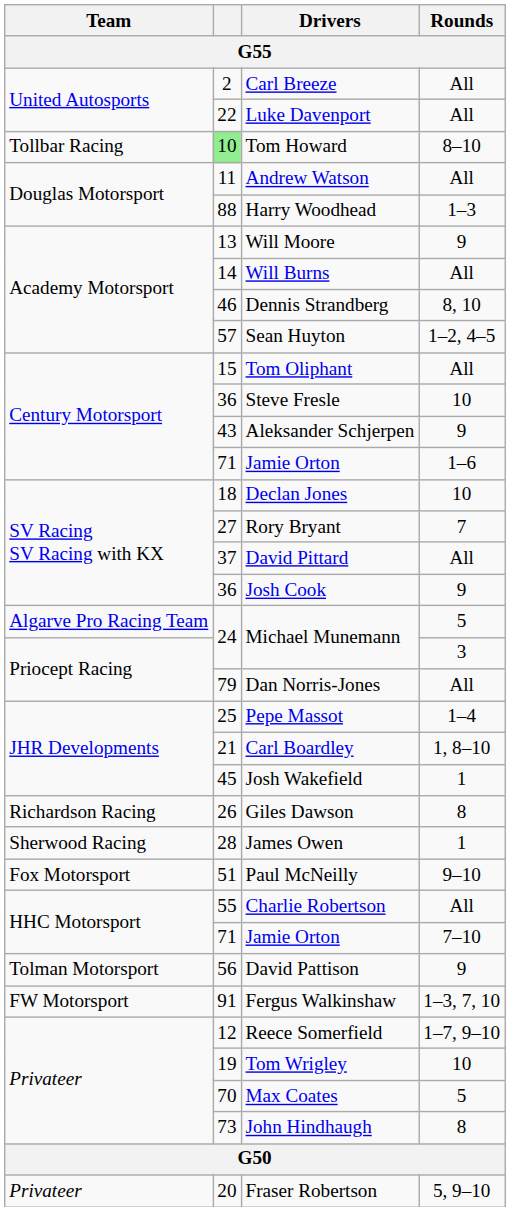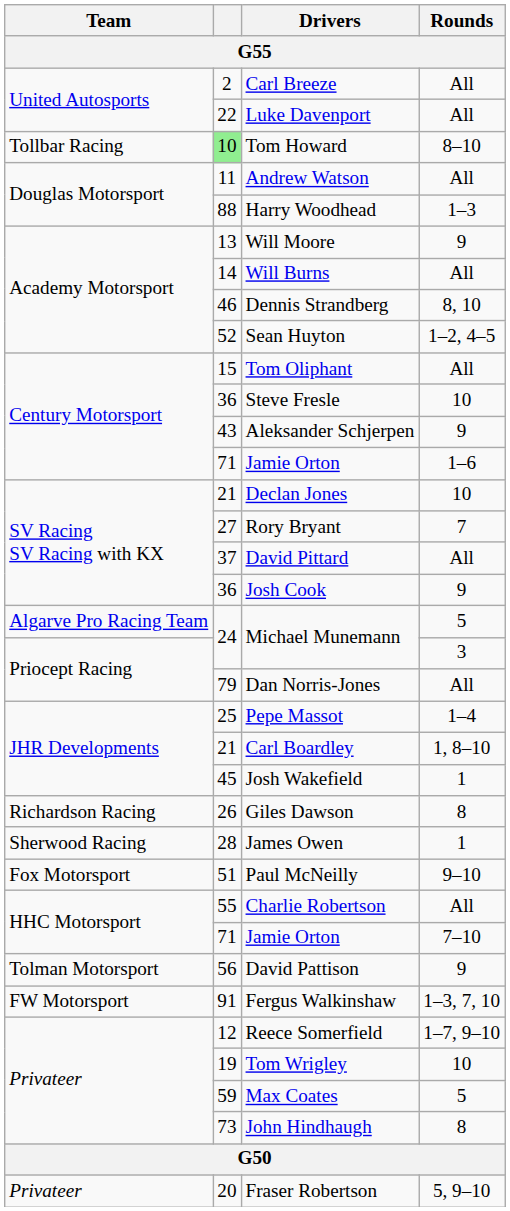(227, 336) 57 -> (227, 336) 52
(227, 494) 18 -> (227, 494) 21
(227, 1095) 70 -> (227, 1095) 59
